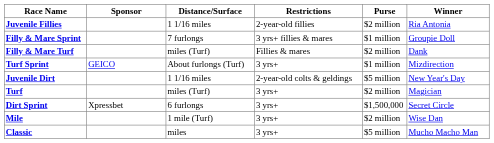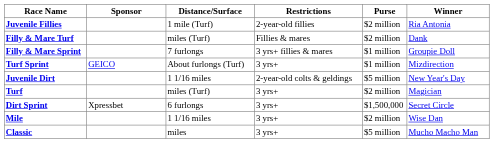(189, 24) 1 1/16 miles -> (190, 24) 1 mile (Turf)
rows swapped: (40, 51) <-> (43, 38)
(190, 118) 1 mile (Turf) -> (189, 118) 1 1/16 miles
